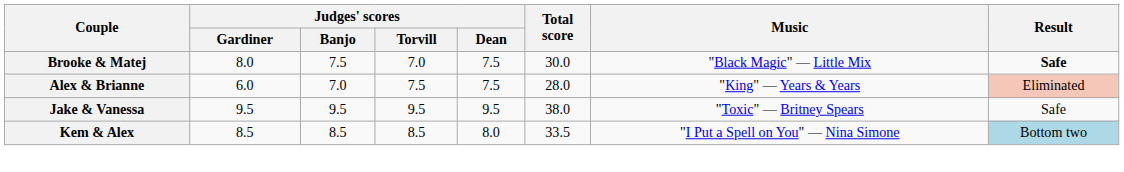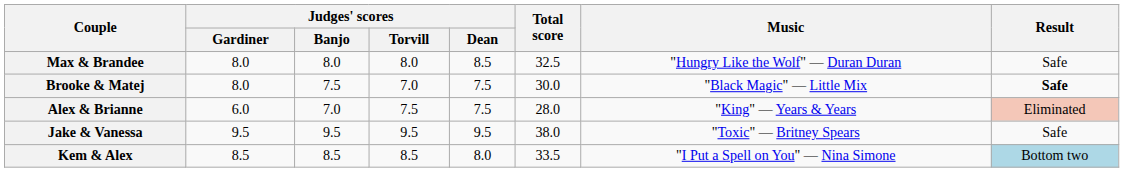+ row: (95, 63)
